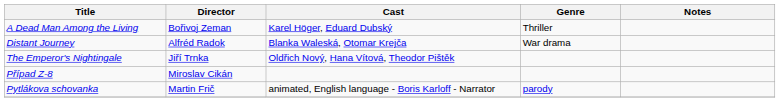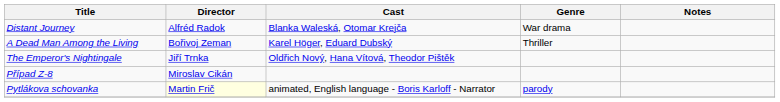rows swapped: (72, 27) <-> (40, 43)
(191, 89) no background -> (191, 89) lightyellow background
